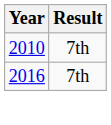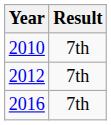+ row: (27, 76)
